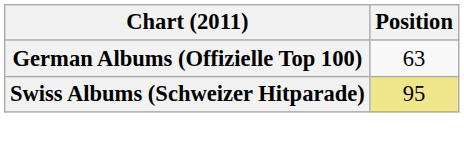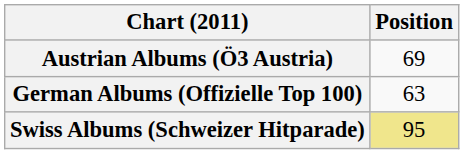+ row: (187, 58)
